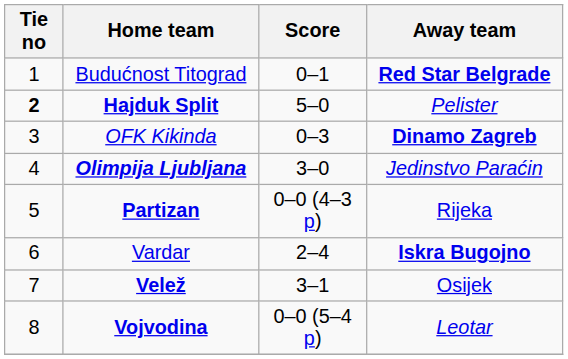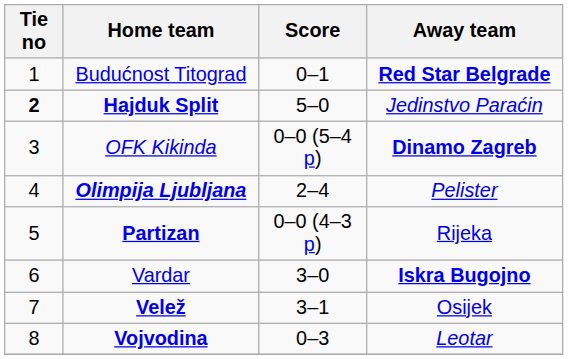(464, 105) Pelister -> (464, 105) Jedinstvo Paraćin
(313, 136) 0–3 -> (313, 148) 0–0 (5–4 p)
(313, 168) 3–0 -> (313, 190) 2–4
(464, 168) Jedinstvo Paraćin -> (464, 190) Pelister
(313, 253) 2–4 -> (313, 275) 3–0
(313, 327) 0–0 (5–4 p) -> (313, 338) 0–3
